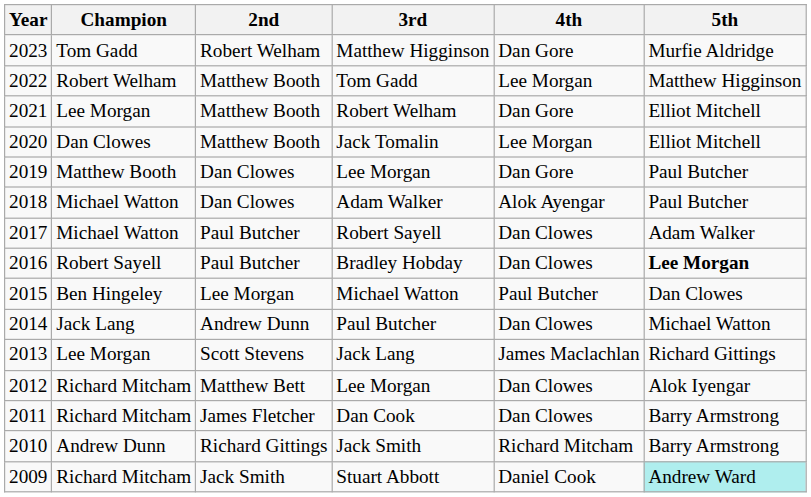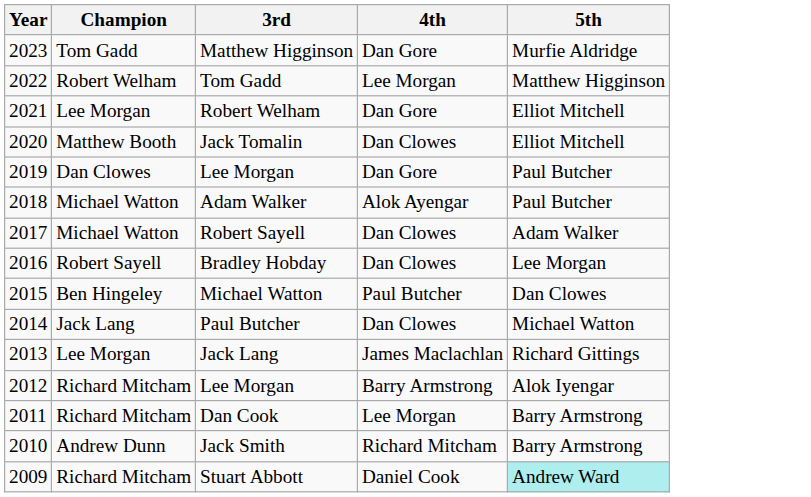- column: (264, 19)
(103, 141) Dan Clowes -> (116, 141) Matthew Booth
(545, 141) Lee Morgan -> (409, 141) Dan Clowes
(116, 171) Matthew Booth -> (103, 171) Dan Clowes
(699, 263) bold -> (559, 263) normal
(545, 385) Dan Clowes -> (427, 385) Barry Armstrong
(545, 415) Dan Clowes -> (409, 415) Lee Morgan
